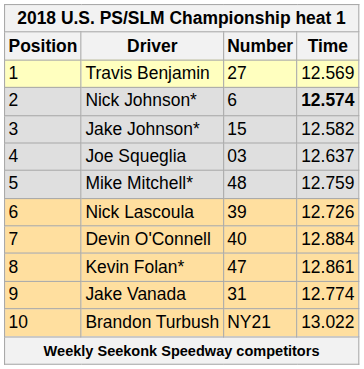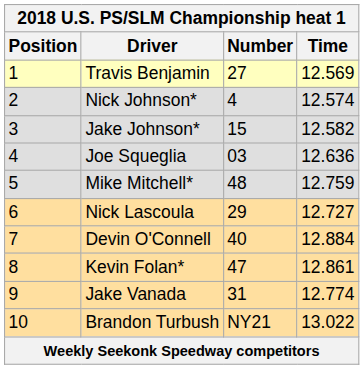(232, 101) 6 -> (232, 101) 4
(328, 101) bold -> (328, 101) normal
(328, 156) 12.637 -> (328, 156) 12.636
(237, 211) 39 -> (237, 211) 29
(328, 211) 12.726 -> (328, 211) 12.727
